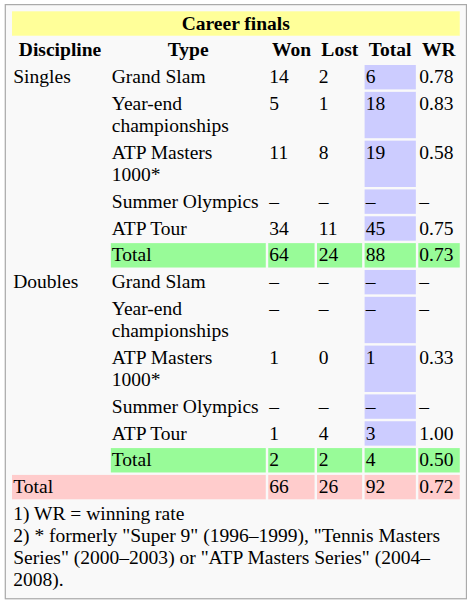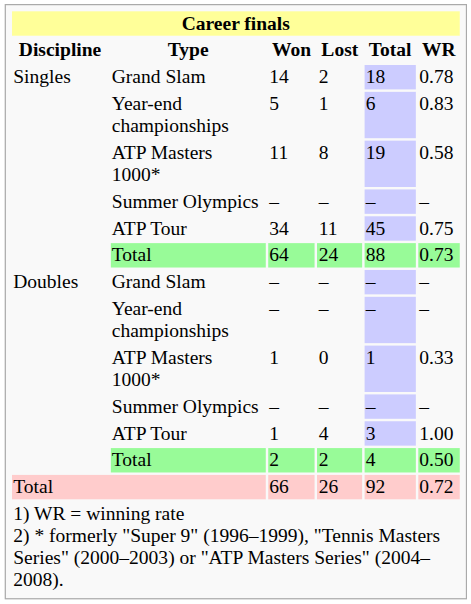(371, 77) 6 -> (375, 77) 18
(375, 104) 18 -> (371, 104) 6
